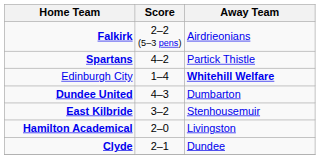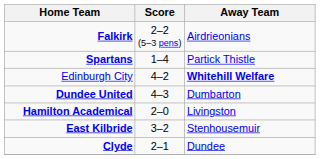(160, 59) 4–2 -> (160, 59) 1–4
(160, 77) 1–4 -> (160, 77) 4–2
rows swapped: (78, 128) <-> (99, 111)
